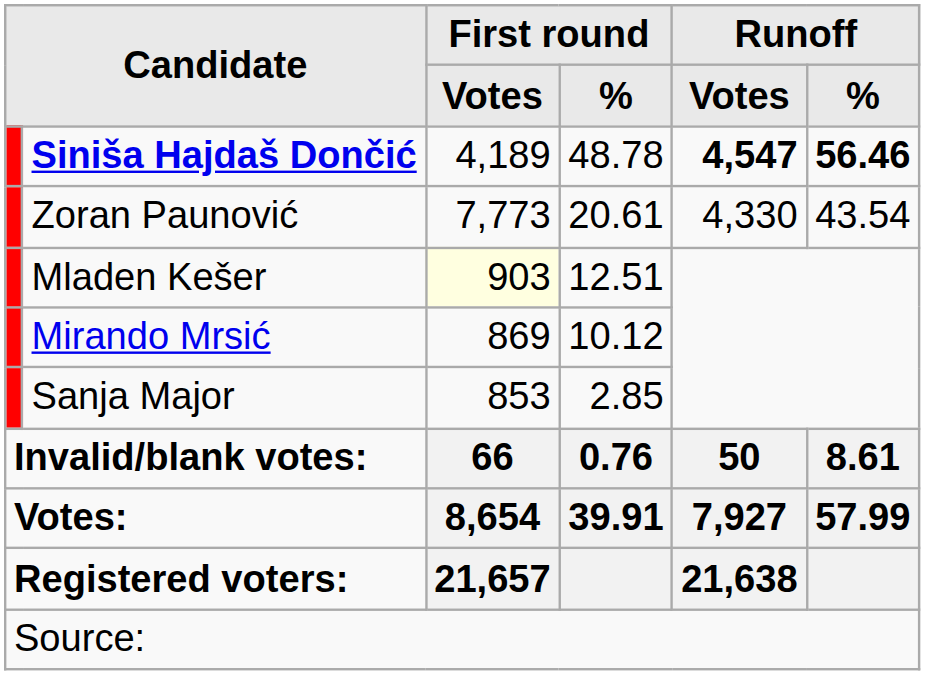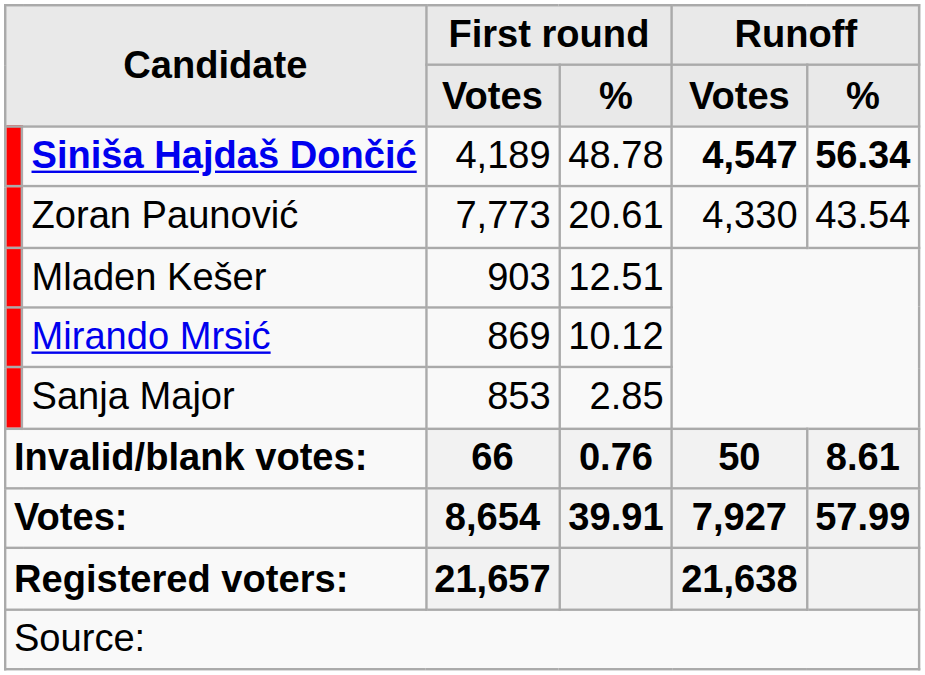(863, 155) 56.46 -> (863, 155) 56.34
(519, 276) lightyellow background -> (519, 276) no background
